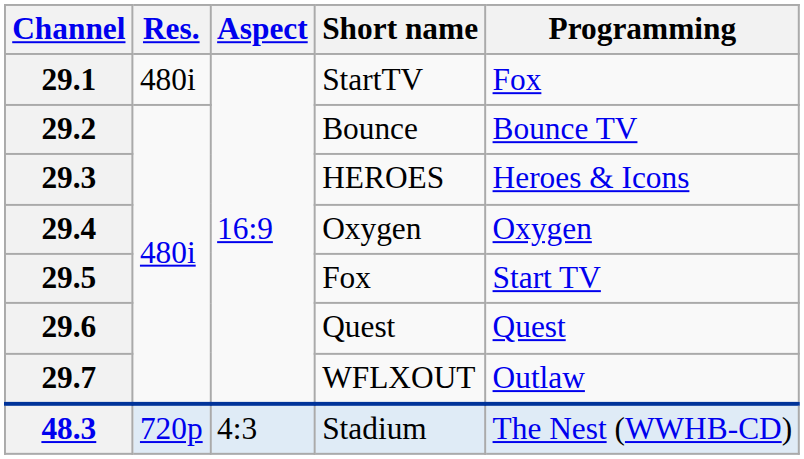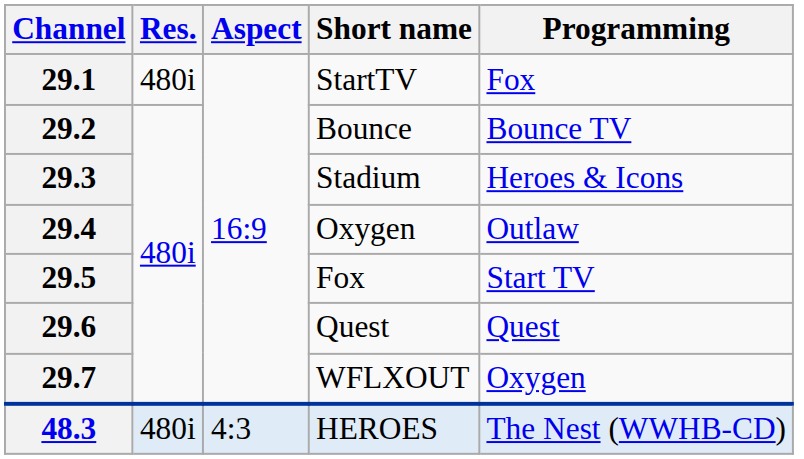(383, 178) HEROES -> (368, 178) Stadium
(542, 228) Oxygen -> (533, 228) Outlaw
(539, 377) Outlaw -> (536, 377) Oxygen
(171, 429) 720p -> (168, 429) 480i
(374, 429) Stadium -> (377, 429) HEROES
